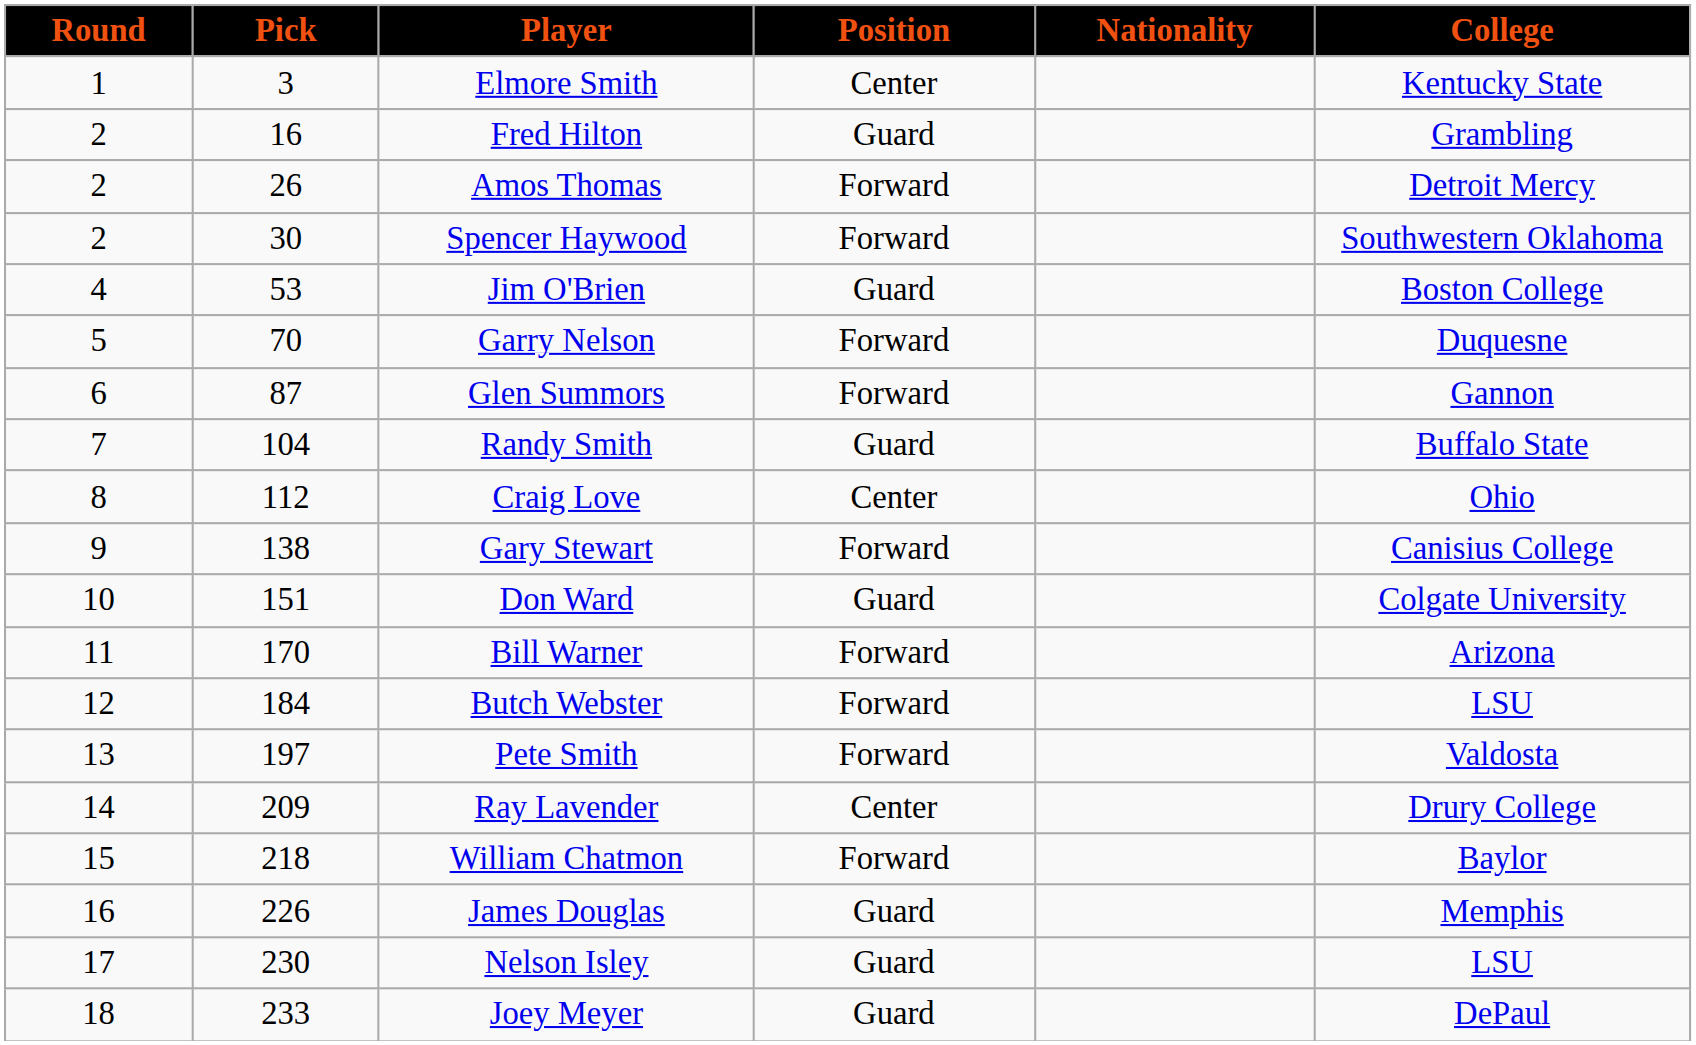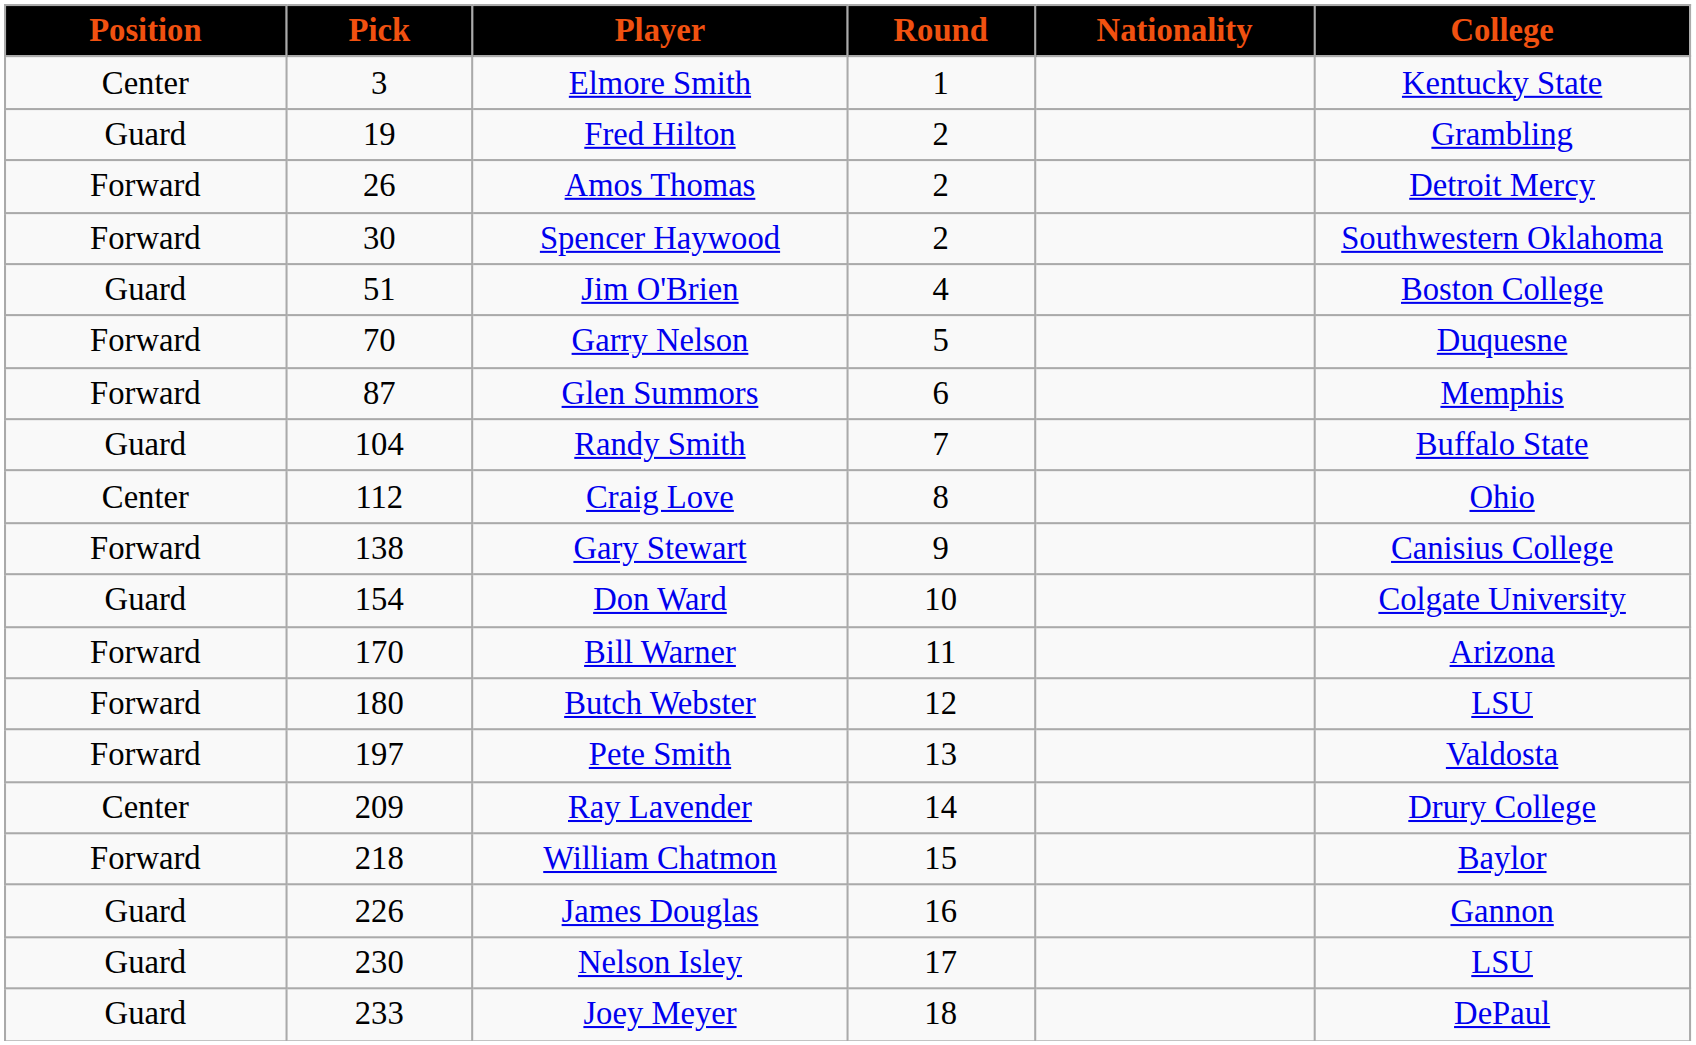columns swapped: (99, 30) <-> (894, 30)
(286, 133) 16 -> (379, 133) 19
(286, 289) 53 -> (379, 289) 51
(1502, 392) Gannon -> (1502, 392) Memphis
(286, 599) 151 -> (379, 599) 154
(286, 703) 184 -> (379, 703) 180
(1502, 910) Memphis -> (1502, 910) Gannon
